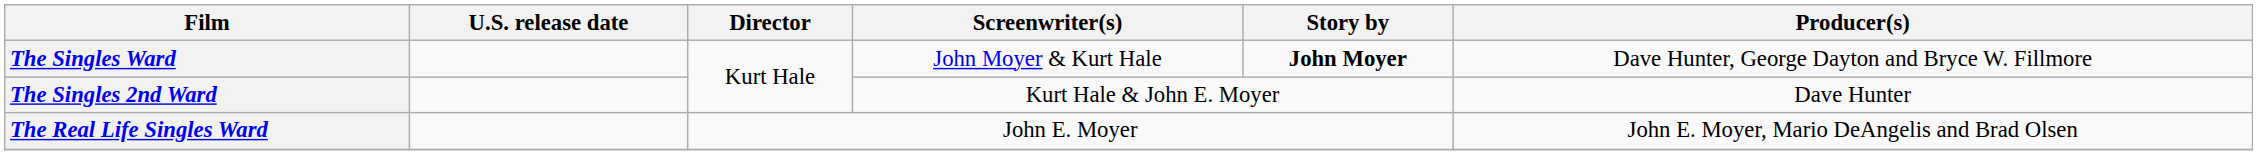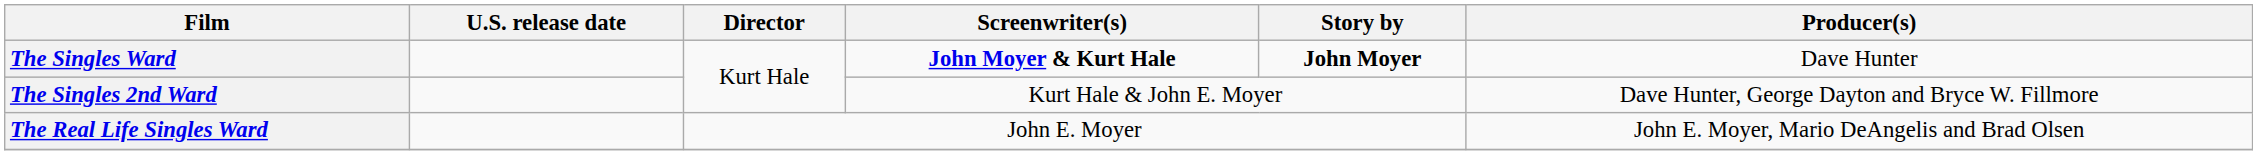(1048, 58) normal -> (1052, 58) bold
(1853, 58) Dave Hunter, George Dayton and Bryce W. Fillmore -> (1859, 58) Dave Hunter
(1853, 94) Dave Hunter -> (1859, 94) Dave Hunter, George Dayton and Bryce W. Fillmore
